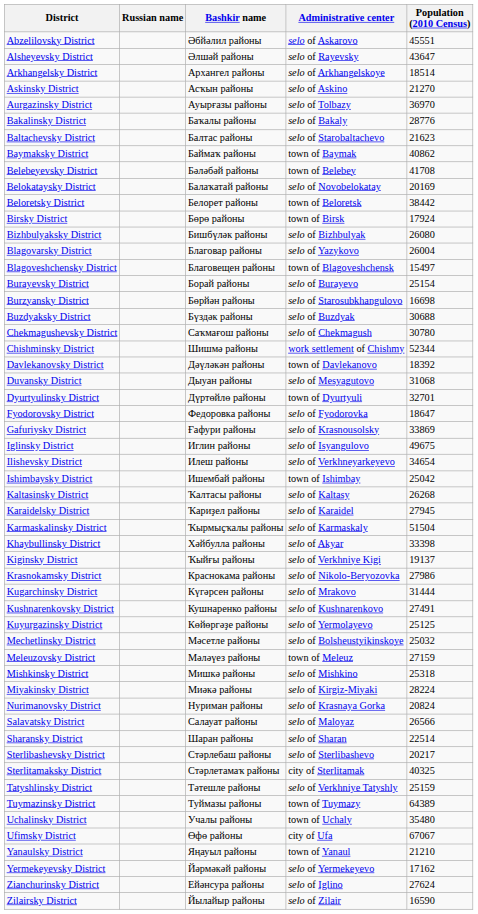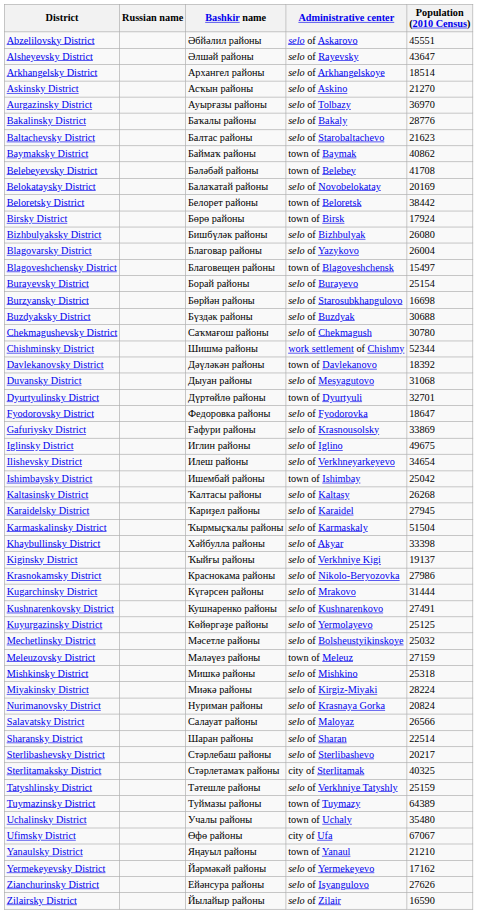(329, 446) selo of Isyangulovo -> (315, 446) selo of Iglino
(315, 884) selo of Iglino -> (329, 884) selo of Isyangulovo
(422, 884) 27624 -> (422, 884) 27626
